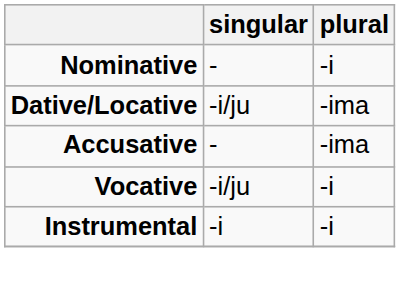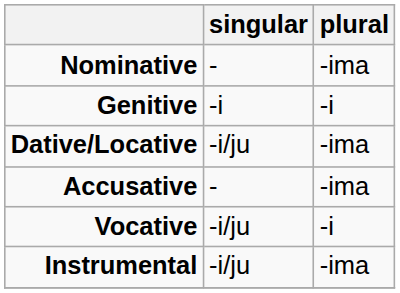(327, 65) -i -> (344, 65) -ima
+ row: (147, 105)
(216, 226) -i -> (230, 266) -i/ju
(327, 226) -i -> (344, 266) -ima
